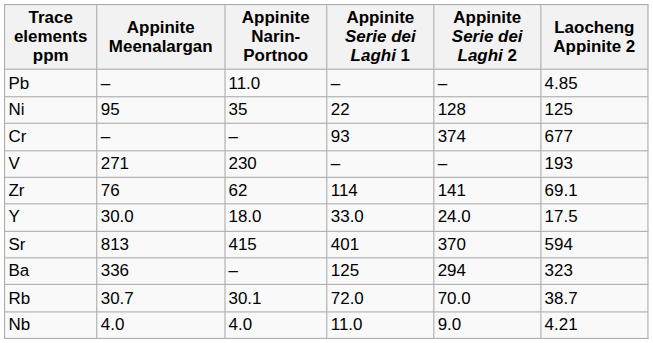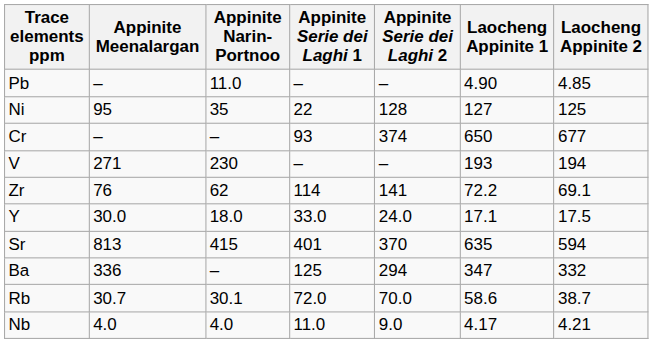+ column: (507, 37)
(559, 163) 193 -> (572, 163) 194
(559, 271) 323 -> (572, 271) 332
